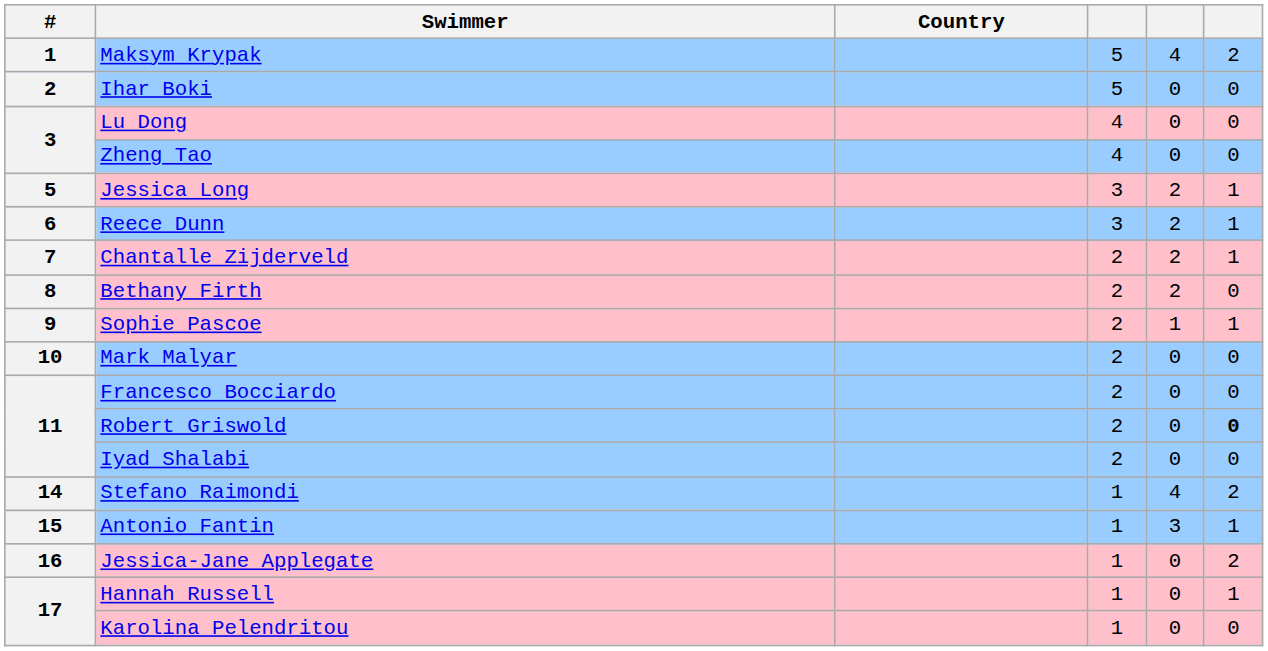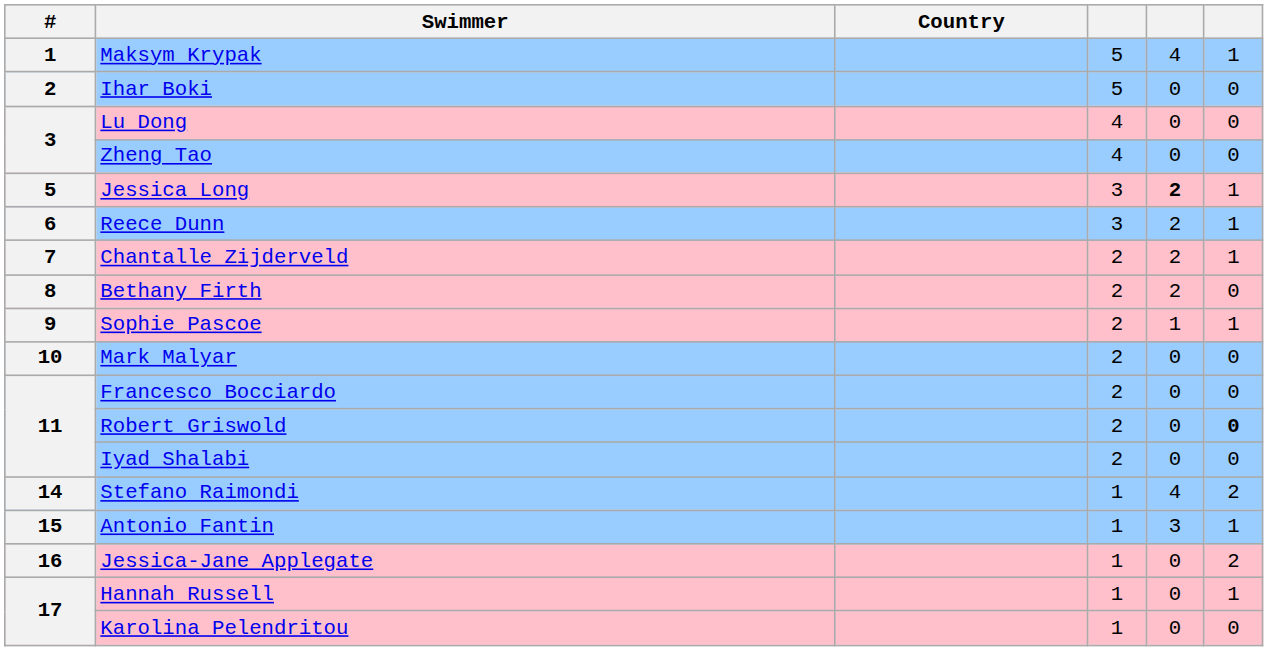(1233, 55) 2 -> (1233, 55) 1
(1175, 190) normal -> (1175, 190) bold
